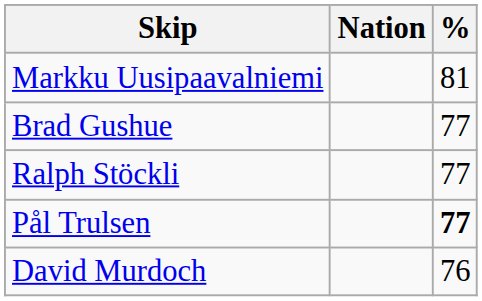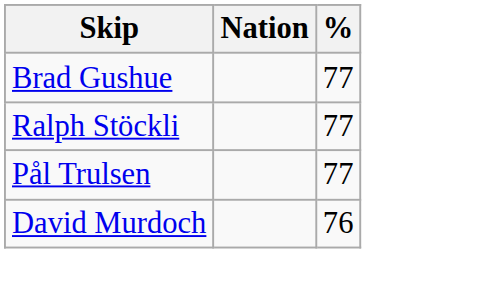- row: (168, 77)
(455, 222) bold -> (338, 174) normal
